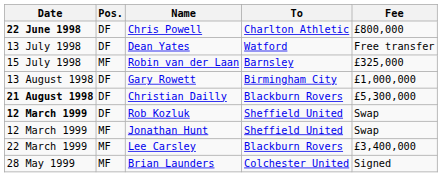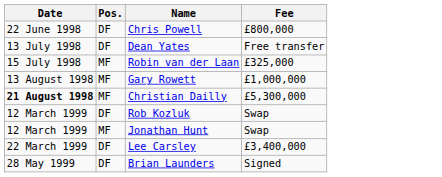- column: (297, 13)
(44, 30) bold -> (44, 30) normal
(104, 80) DF -> (104, 80) MF
(104, 96) DF -> (104, 96) MF
(47, 113) bold -> (47, 113) normal
(104, 147) MF -> (104, 147) DF
(104, 163) MF -> (104, 163) DF
